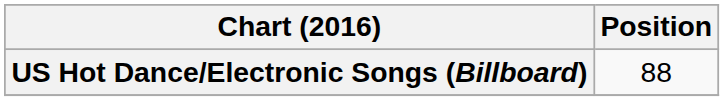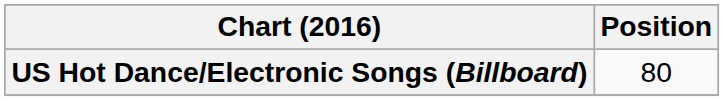(656, 71) 88 -> (656, 71) 80
